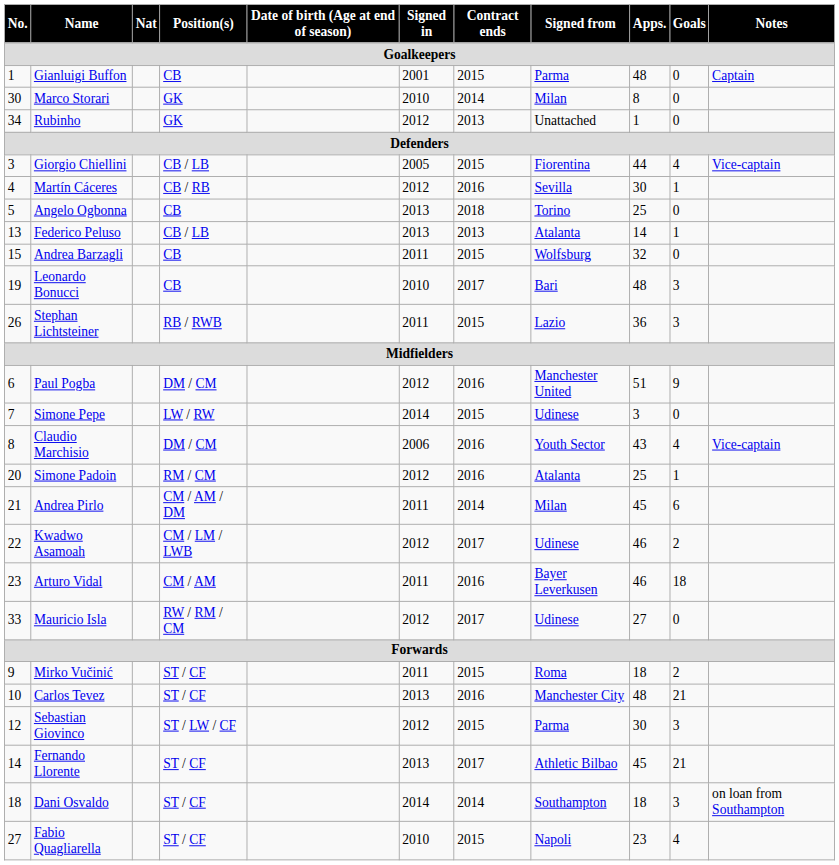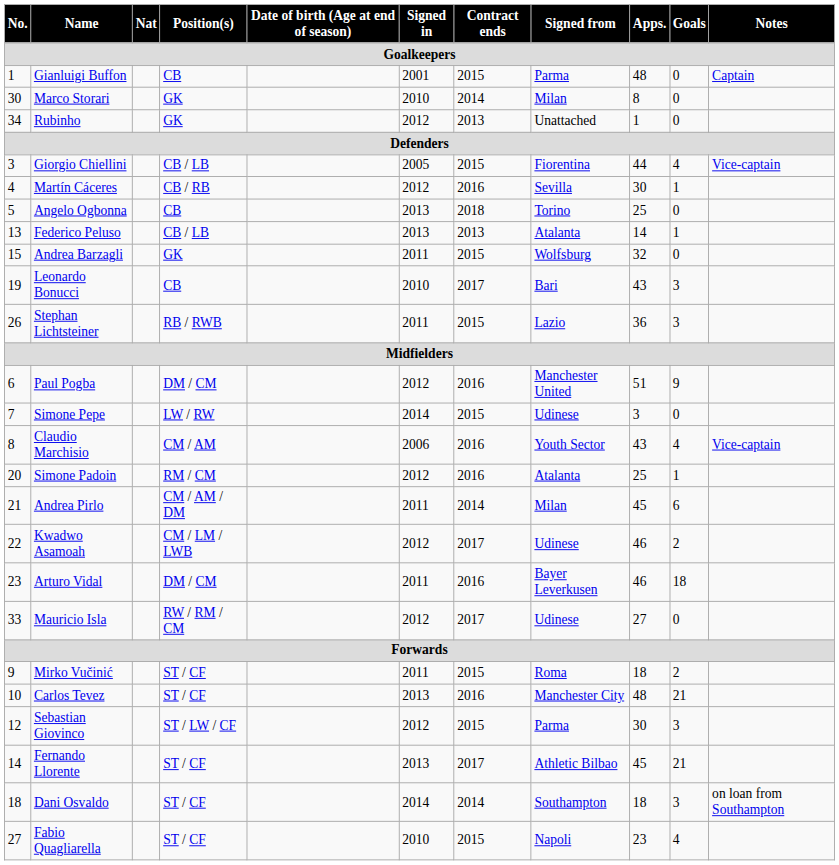(172, 255) CB -> (173, 255) GK
(640, 285) 48 -> (640, 285) 43
(190, 445) DM / CM -> (189, 445) CM / AM
(189, 582) CM / AM -> (190, 582) DM / CM
